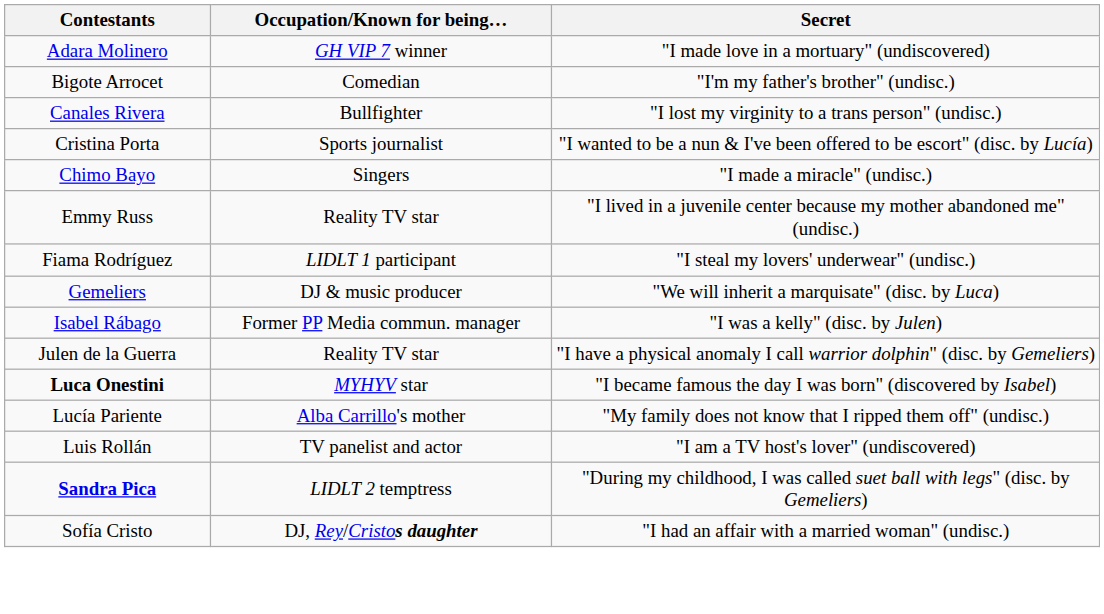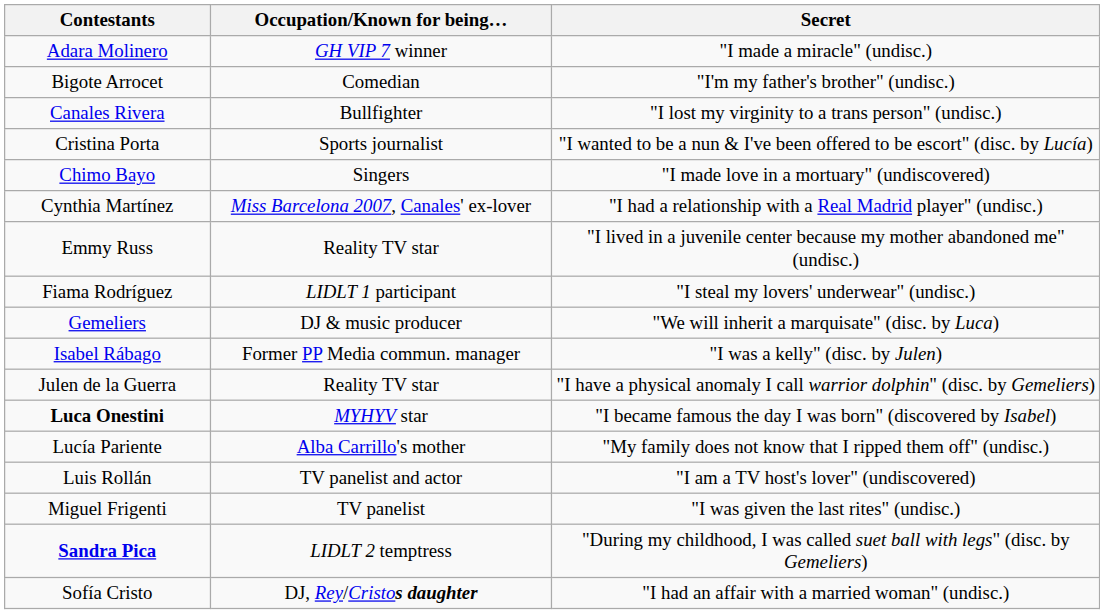(826, 51) "I made love in a mortuary" (undiscovered) -> (826, 51) "I made a miracle" (undisc.)
(826, 175) "I made a miracle" (undisc.) -> (826, 175) "I made love in a mortuary" (undiscovered)
+ row: (107, 206)
+ row: (107, 508)
